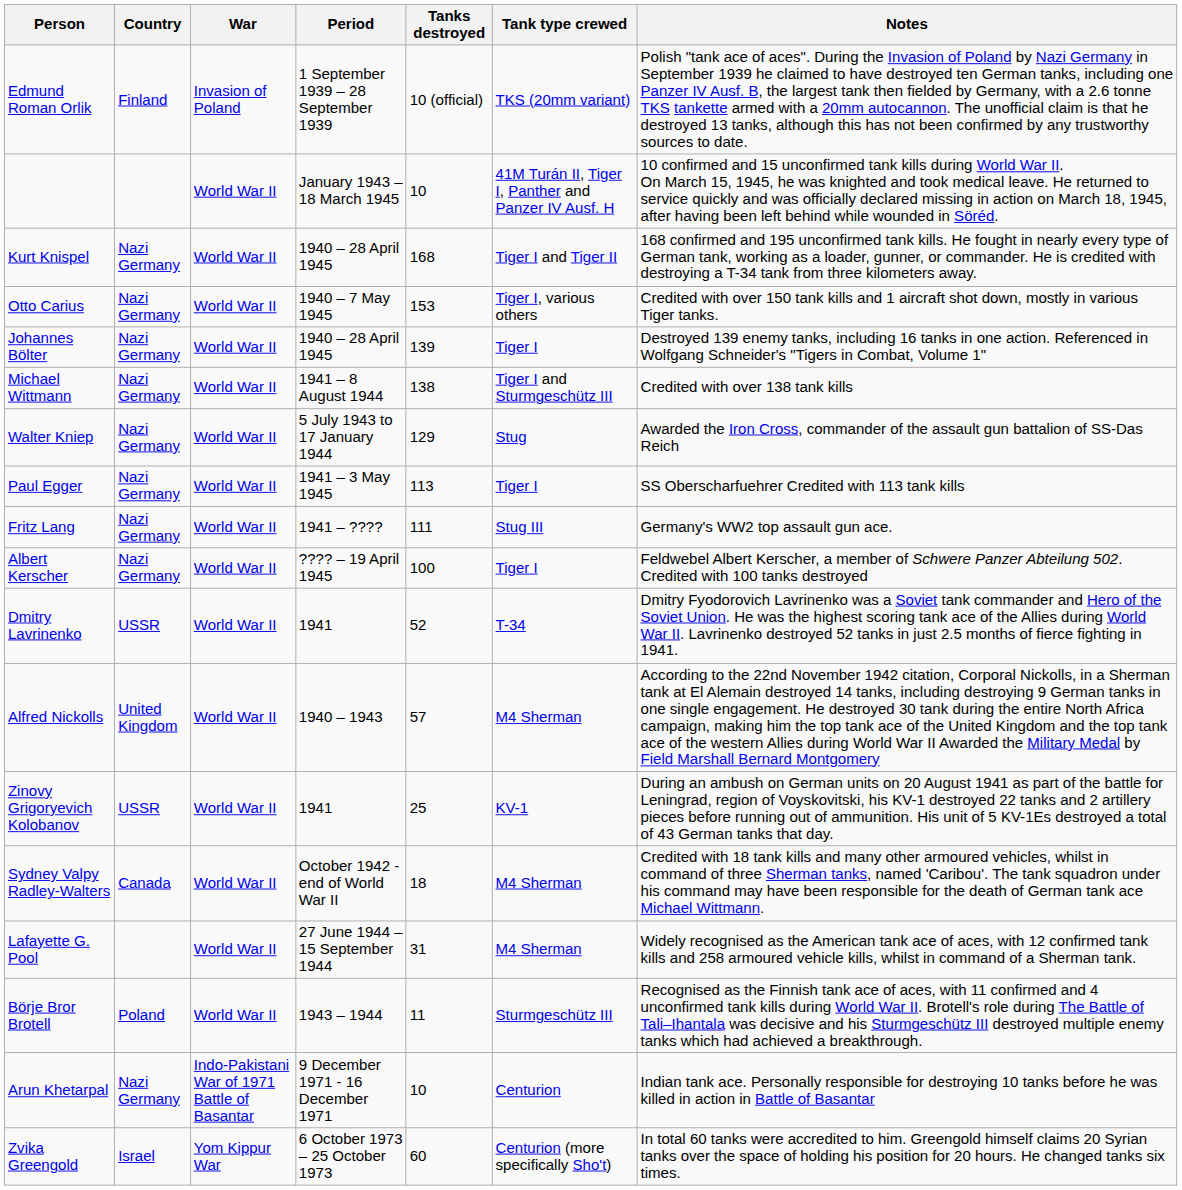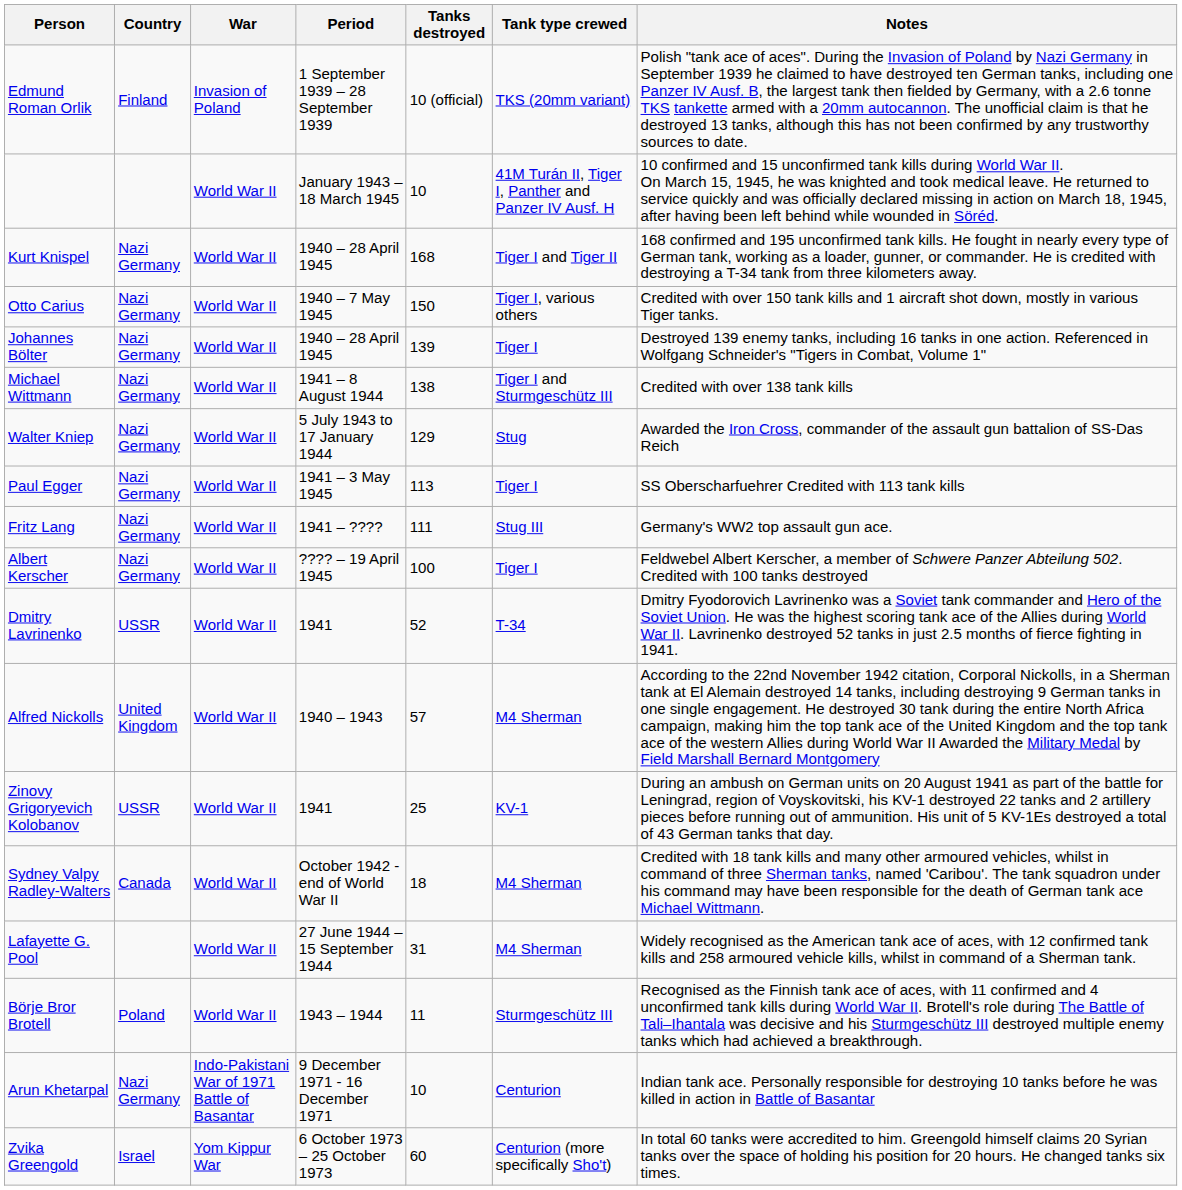(422, 306) 153 -> (422, 306) 150
